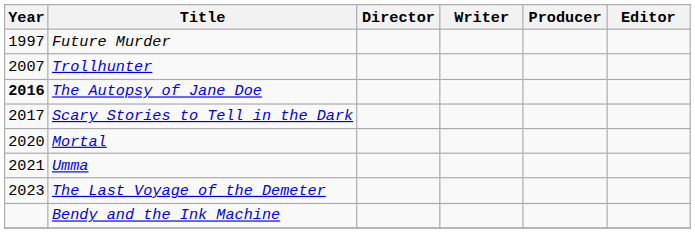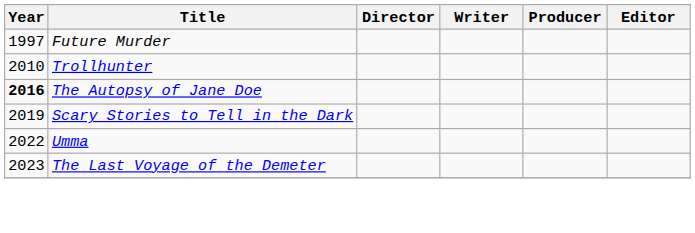(26, 67) 2007 -> (26, 67) 2010
(26, 116) 2017 -> (26, 116) 2019
- row: (79, 141)
(26, 166) 2021 -> (26, 141) 2022
- row: (166, 215)
